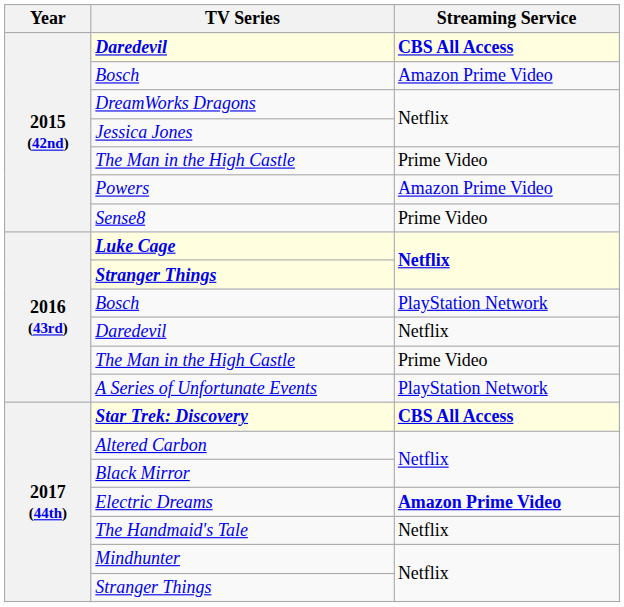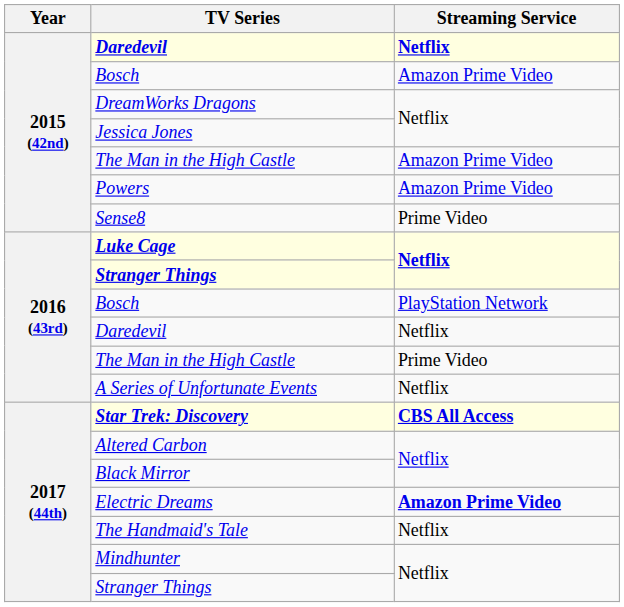(456, 47) CBS All Access -> (424, 47) Netflix
(443, 160) Prime Video -> (475, 160) Amazon Prime Video
(473, 388) PlayStation Network -> (423, 388) Netflix
